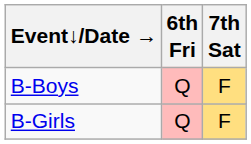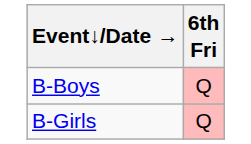- column: (224, 36)
